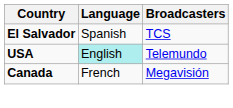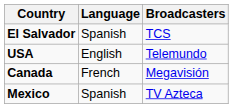(101, 53) paleturquoise background -> (101, 53) no background
+ row: (28, 93)
